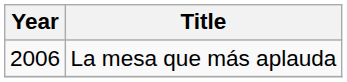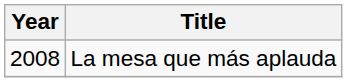(35, 58) 2006 -> (35, 58) 2008
